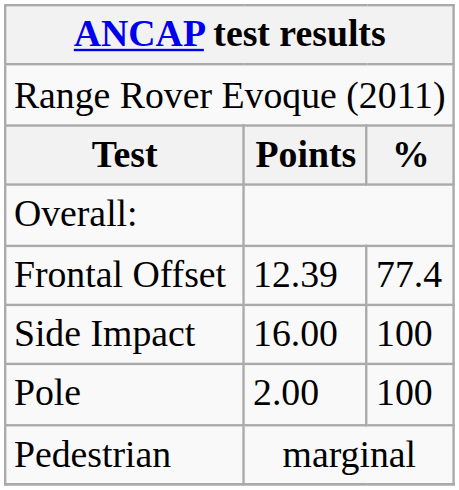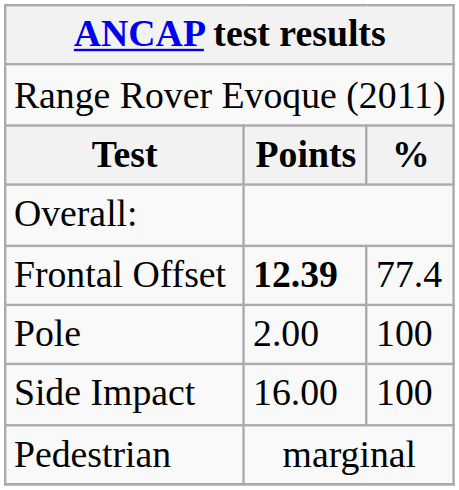(295, 273) normal -> (295, 273) bold
rows swapped: (105, 333) <-> (47, 393)
